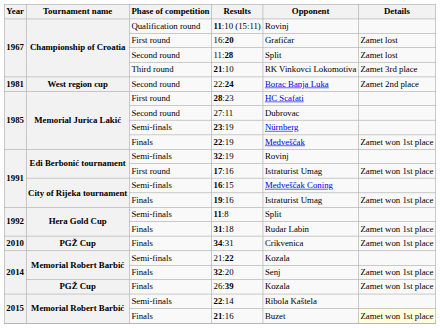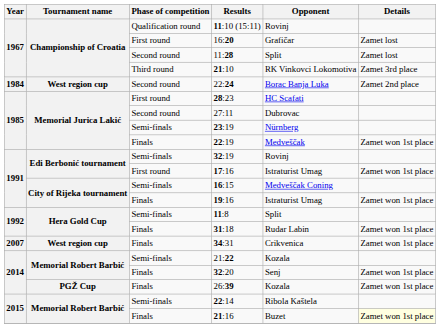(15, 84) 1981 -> (15, 84) 1984
(15, 243) 2010 -> (15, 243) 2007
(78, 243) PGŽ Cup -> (78, 243) West region cup
